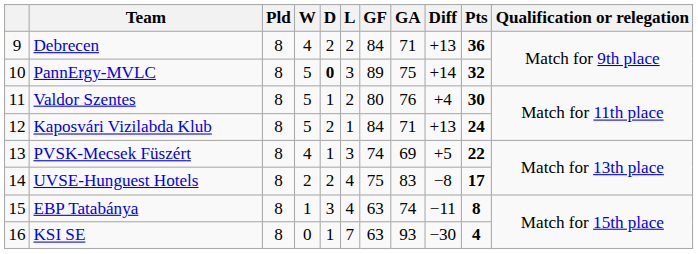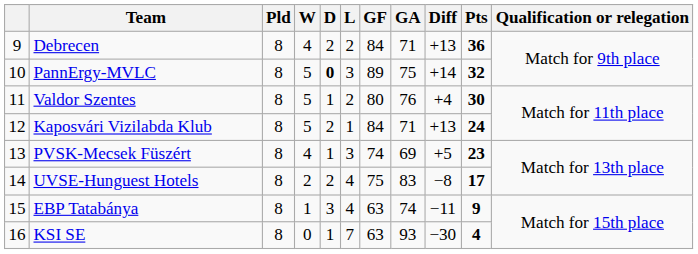(476, 153) 22 -> (476, 153) 23
(476, 208) 8 -> (476, 208) 9
